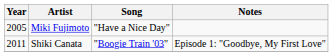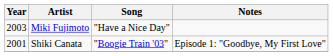(17, 28) 2005 -> (17, 28) 2003
(16, 43) 2011 -> (17, 43) 2001
